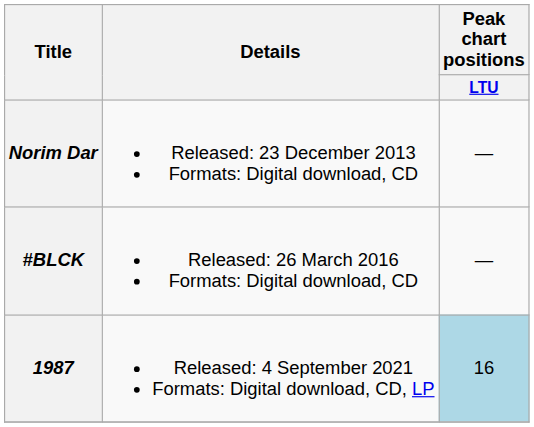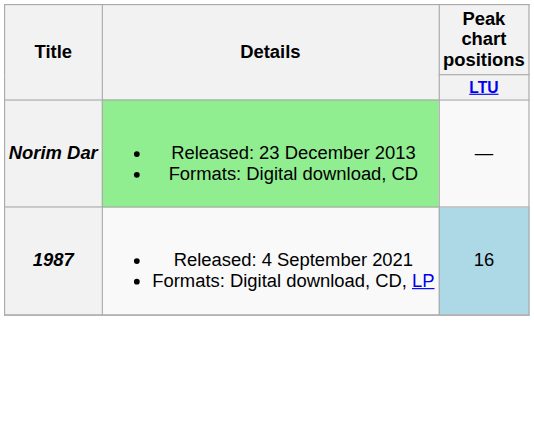(270, 164) no background -> (270, 164) lightgreen background
- row: (53, 260)
